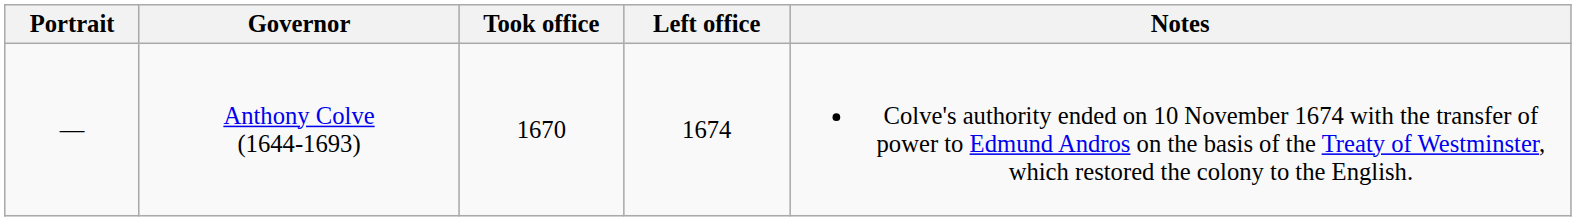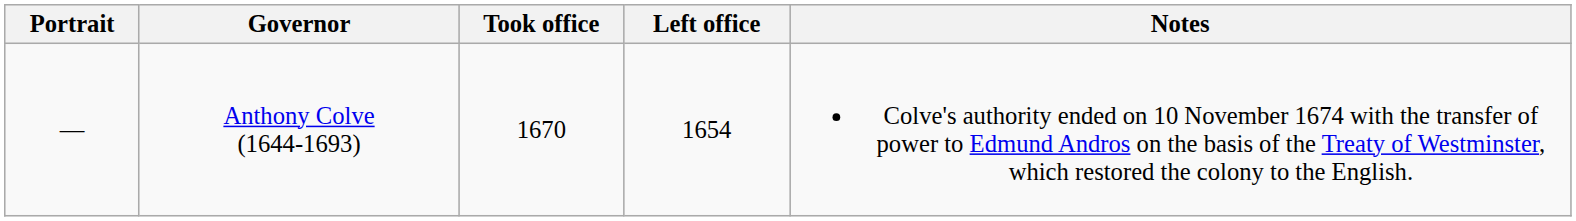(707, 129) 1674 -> (707, 129) 1654
